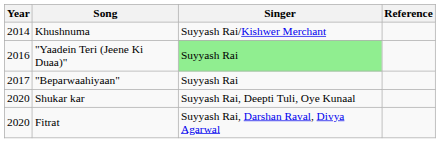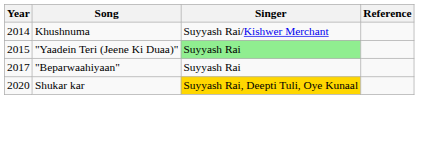(18, 55) 2016 -> (18, 49) 2015
(268, 98) no background -> (271, 85) gold background
- row: (47, 122)
